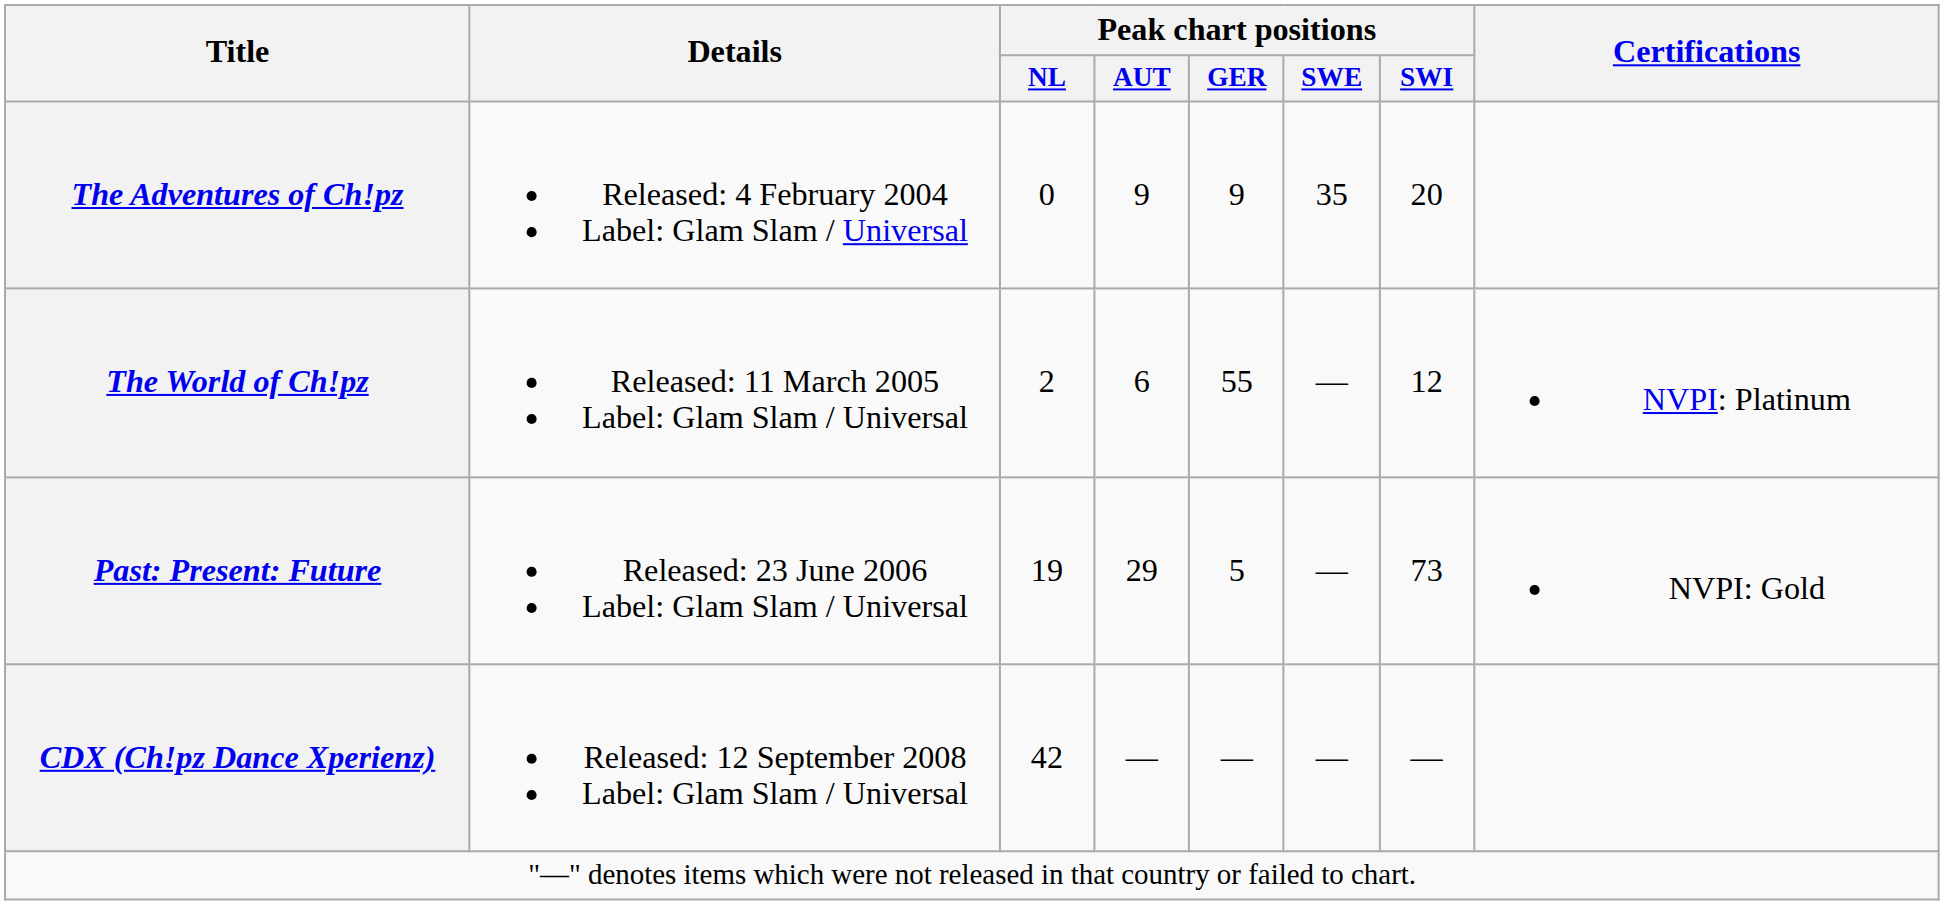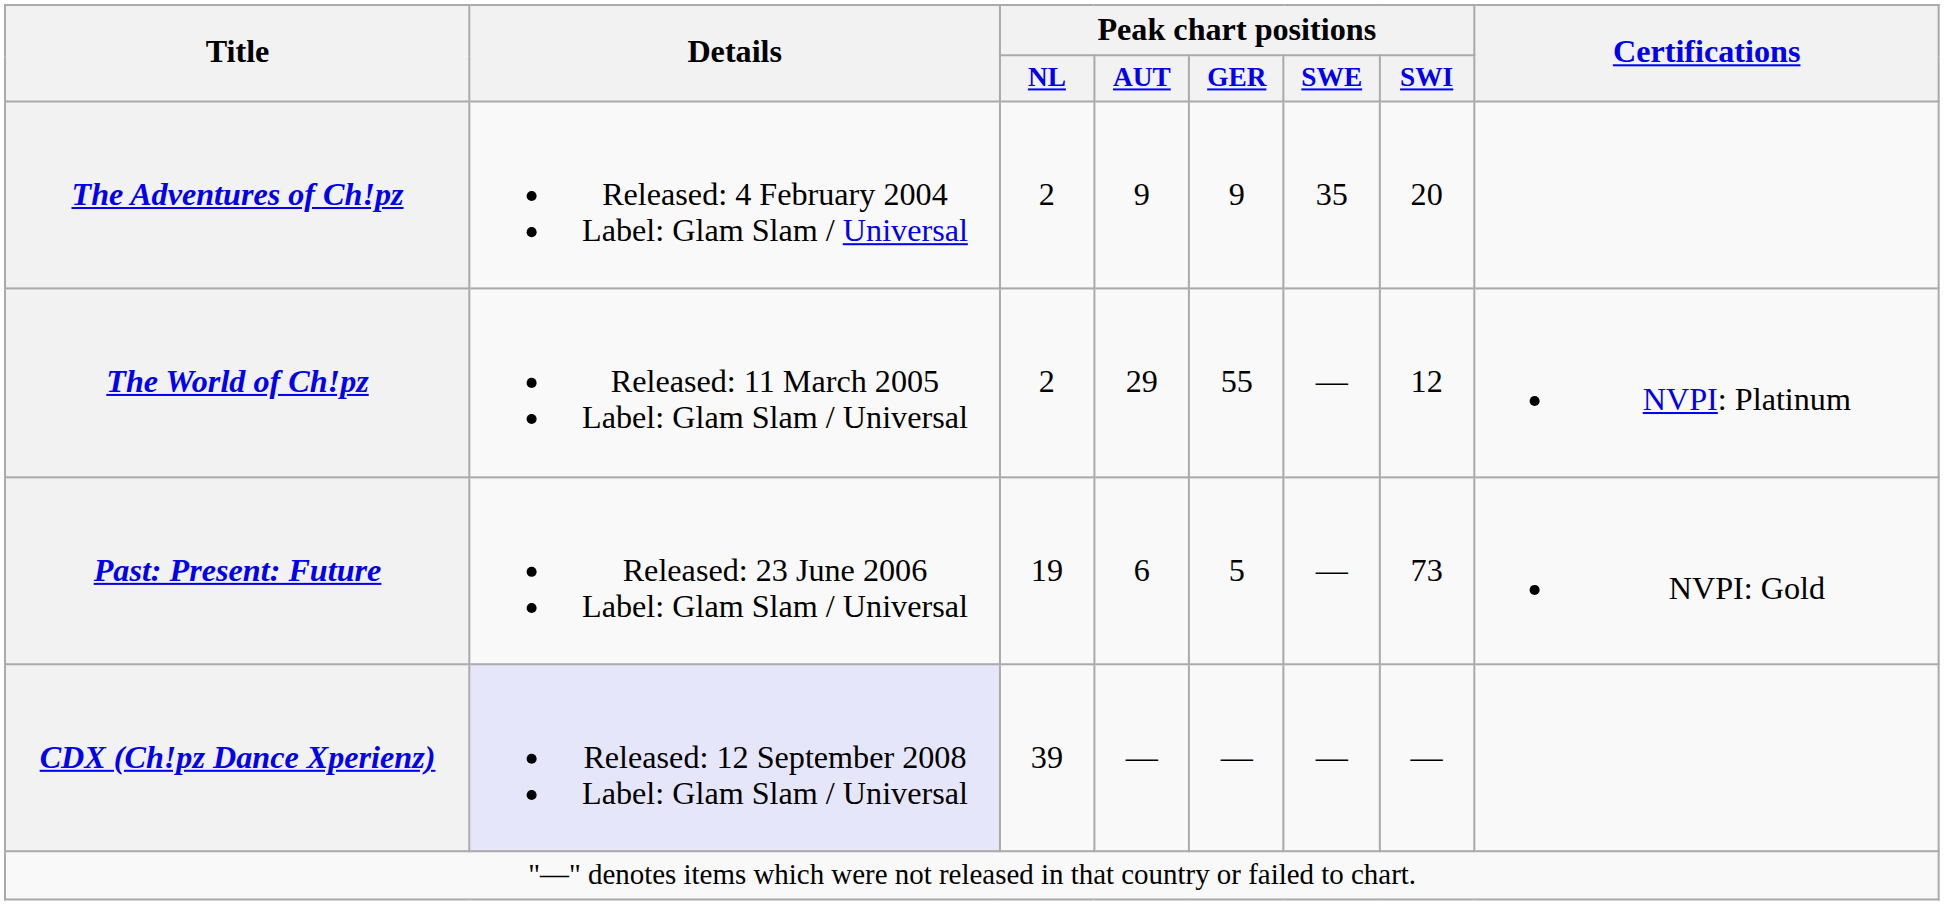(1047, 194) 0 -> (1047, 194) 2
(1142, 382) 6 -> (1142, 382) 29
(1142, 569) 29 -> (1142, 569) 6
(735, 776) no background -> (735, 776) lavender background
(1047, 757) 42 -> (1047, 757) 39
